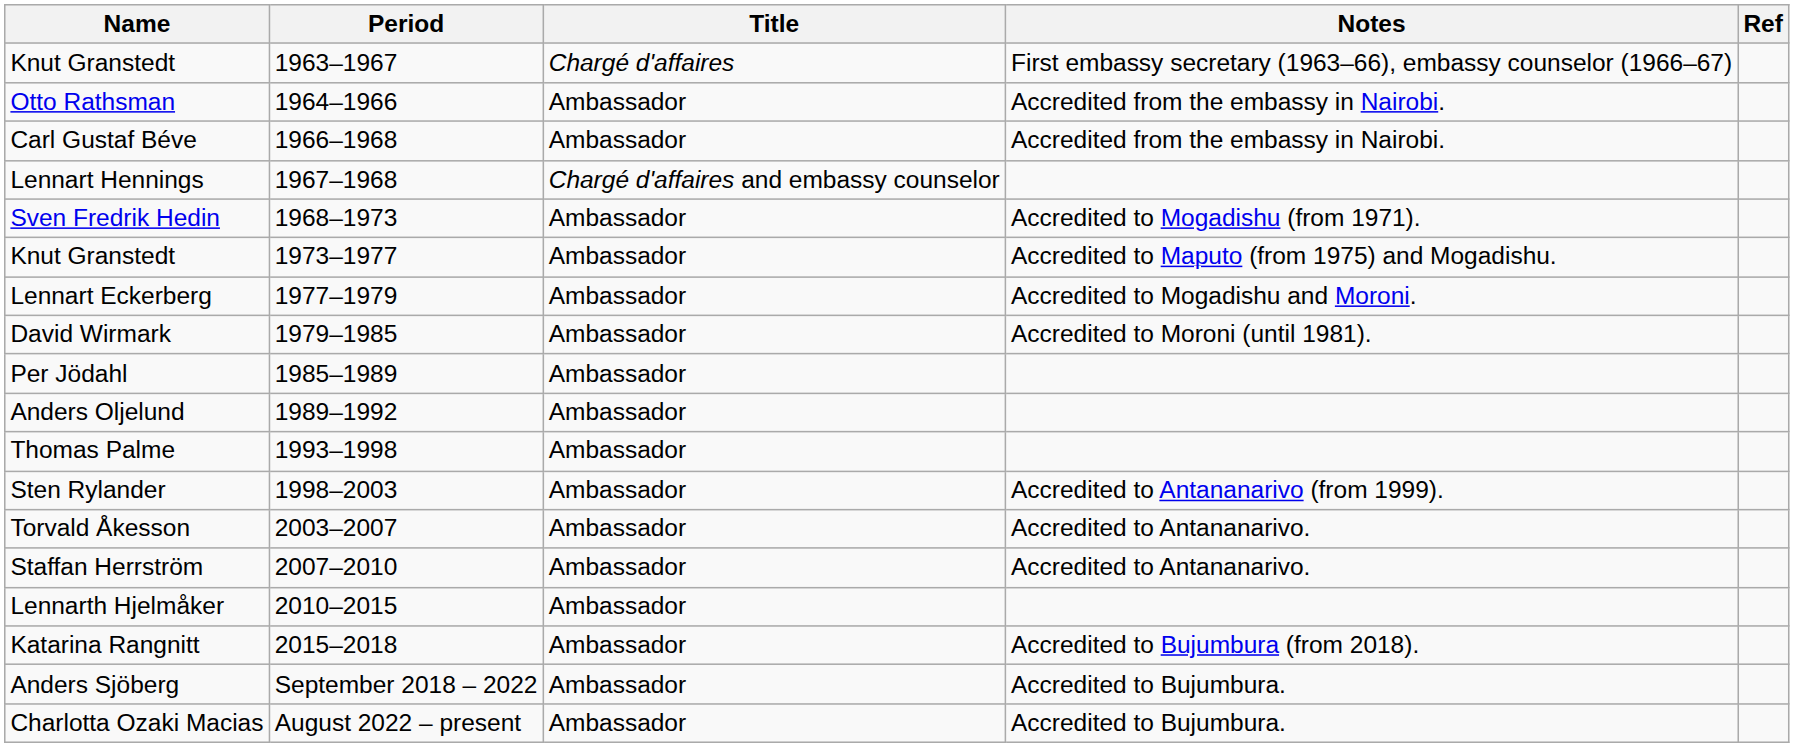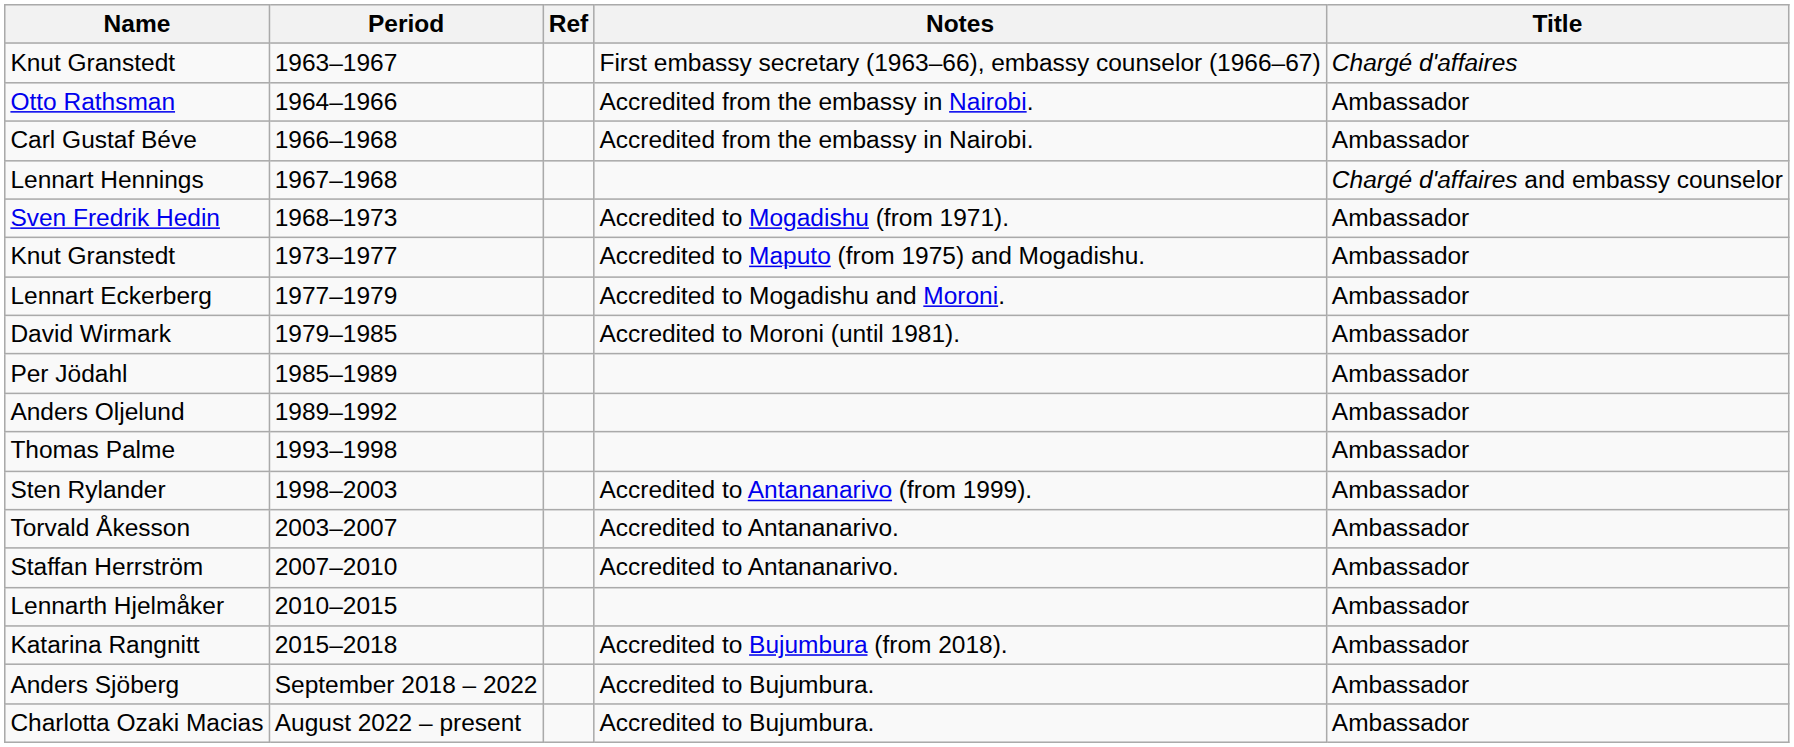columns swapped: (774, 23) <-> (1763, 23)
